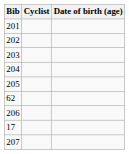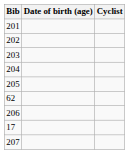columns swapped: (37, 12) <-> (88, 12)
